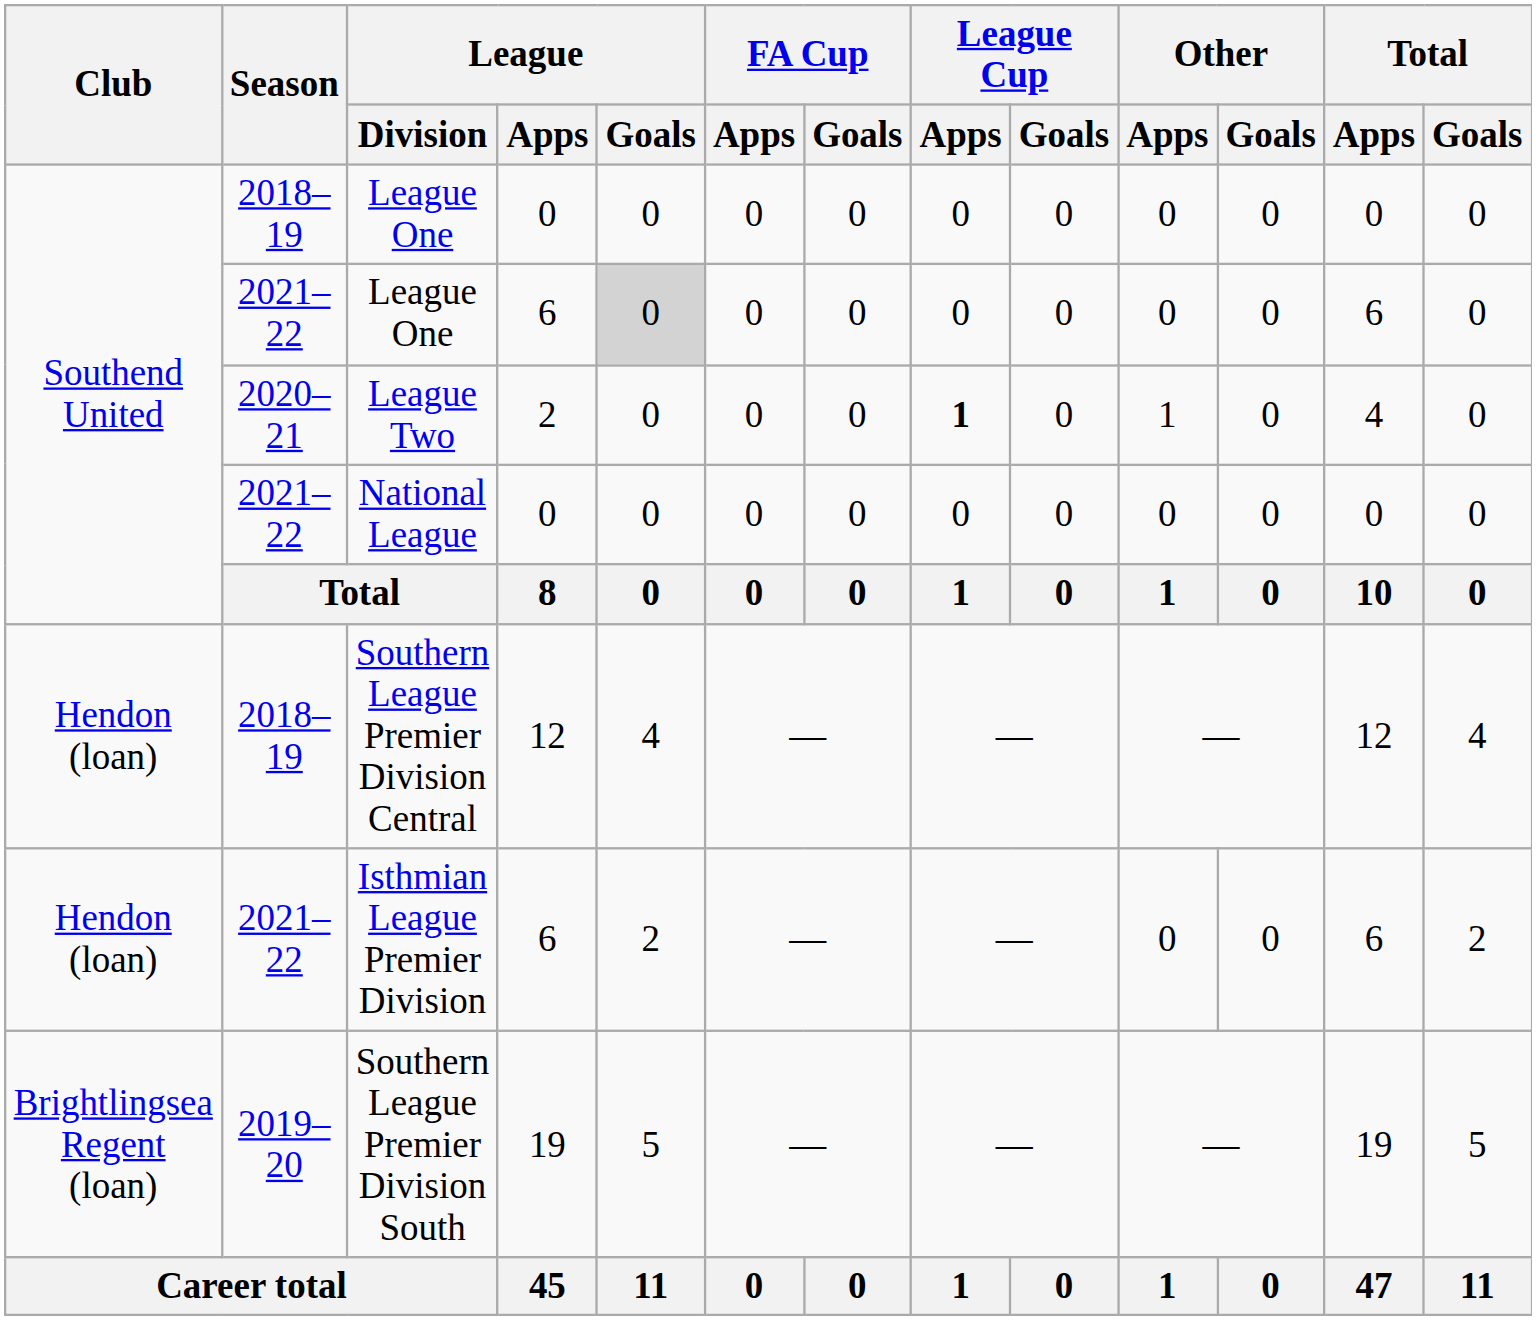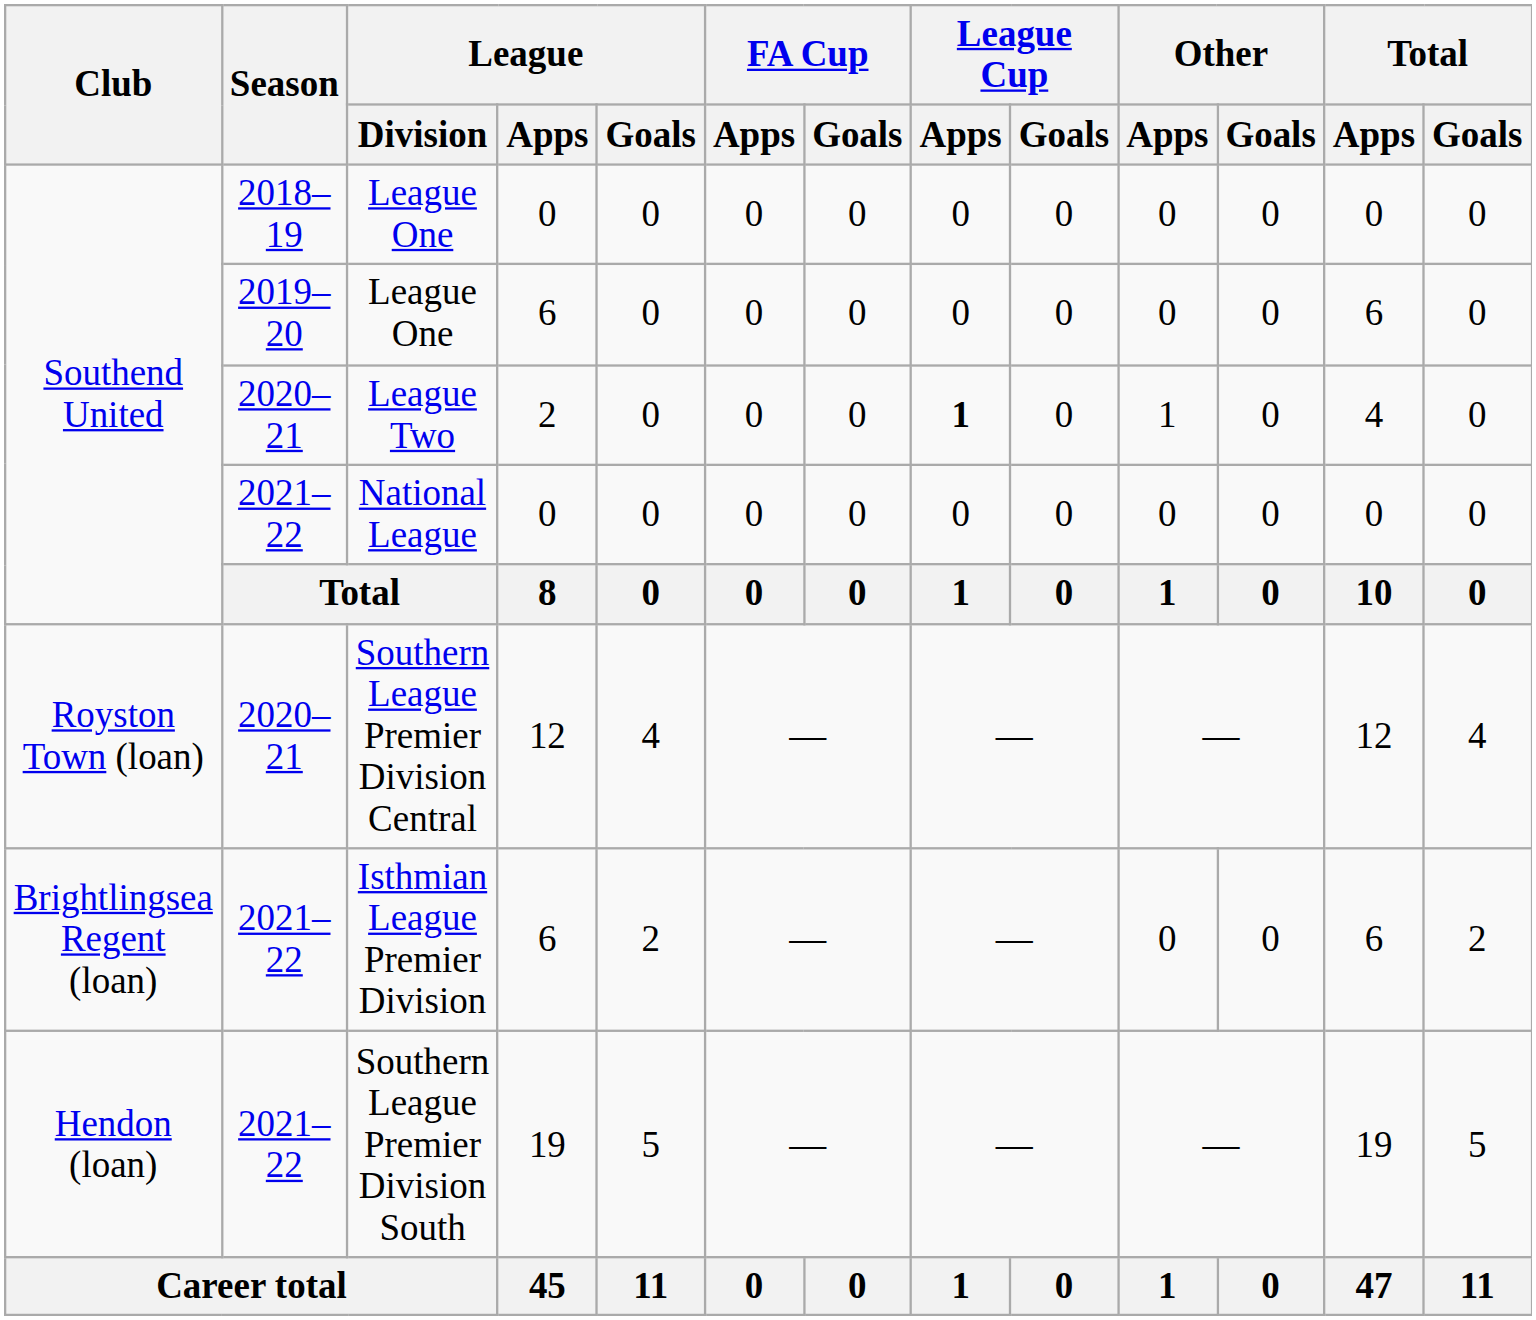(284, 313) 2021–22 -> (284, 313) 2019–20
(651, 313) lightgrey background -> (651, 313) no background
(113, 735) Hendon (loan) -> (113, 735) Royston Town (loan)
(284, 735) 2018–19 -> (284, 735) 2020–21
(113, 939) Hendon (loan) -> (113, 939) Brightlingsea Regent (loan)
(113, 1143) Brightlingsea Regent (loan) -> (113, 1143) Hendon (loan)
(284, 1143) 2019–20 -> (284, 1143) 2021–22
